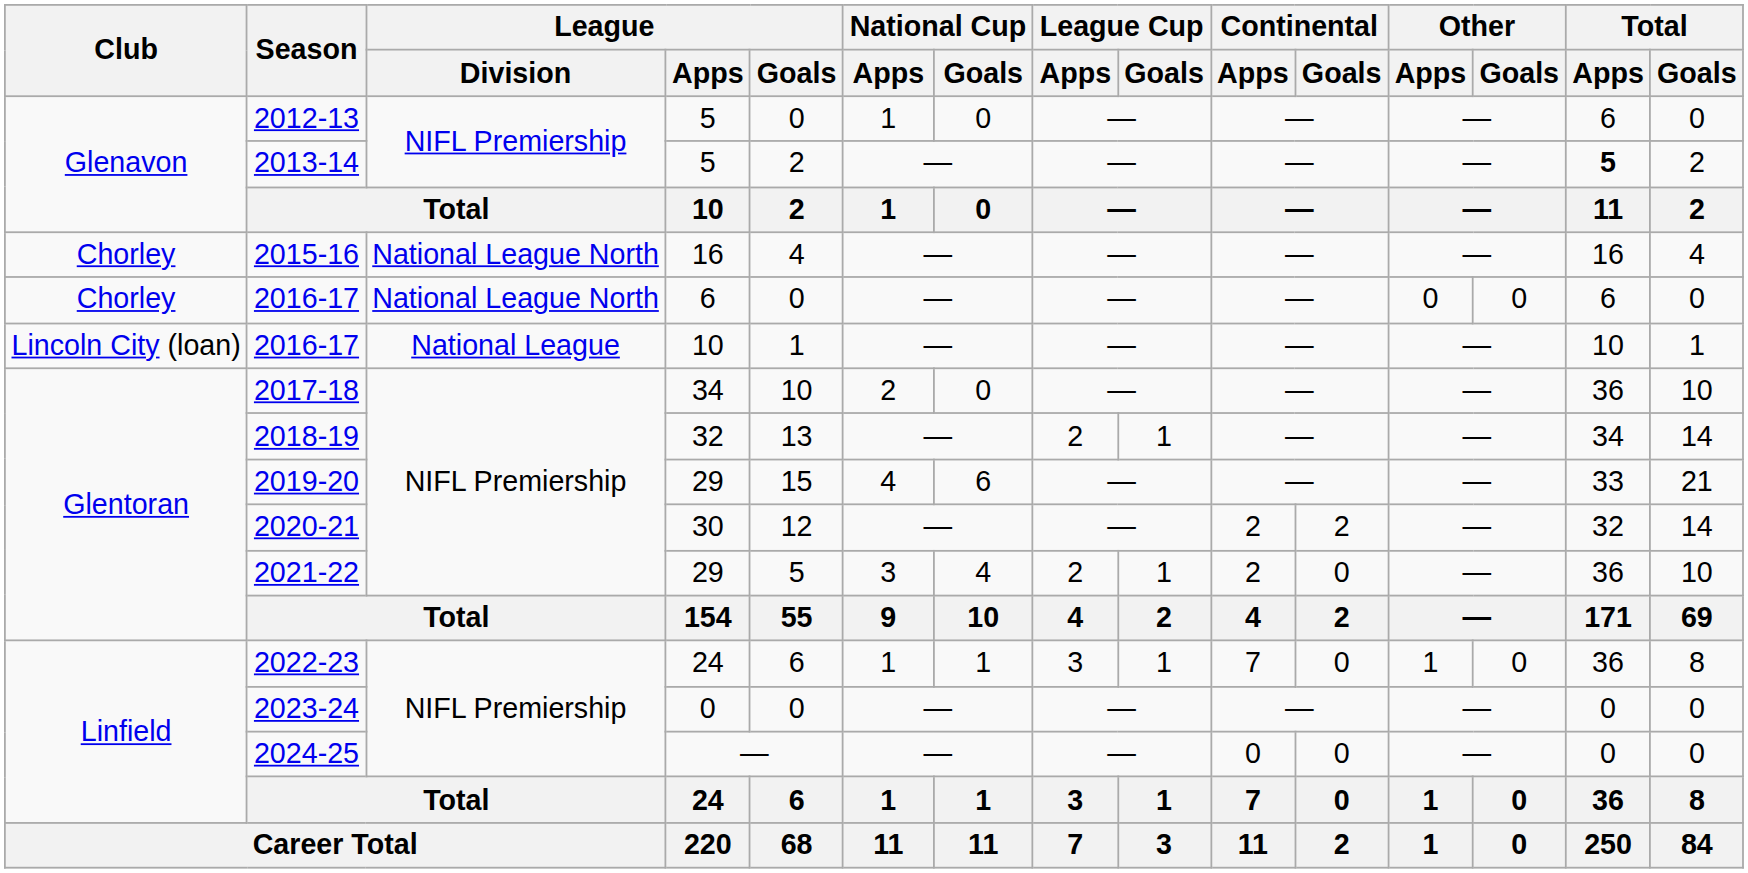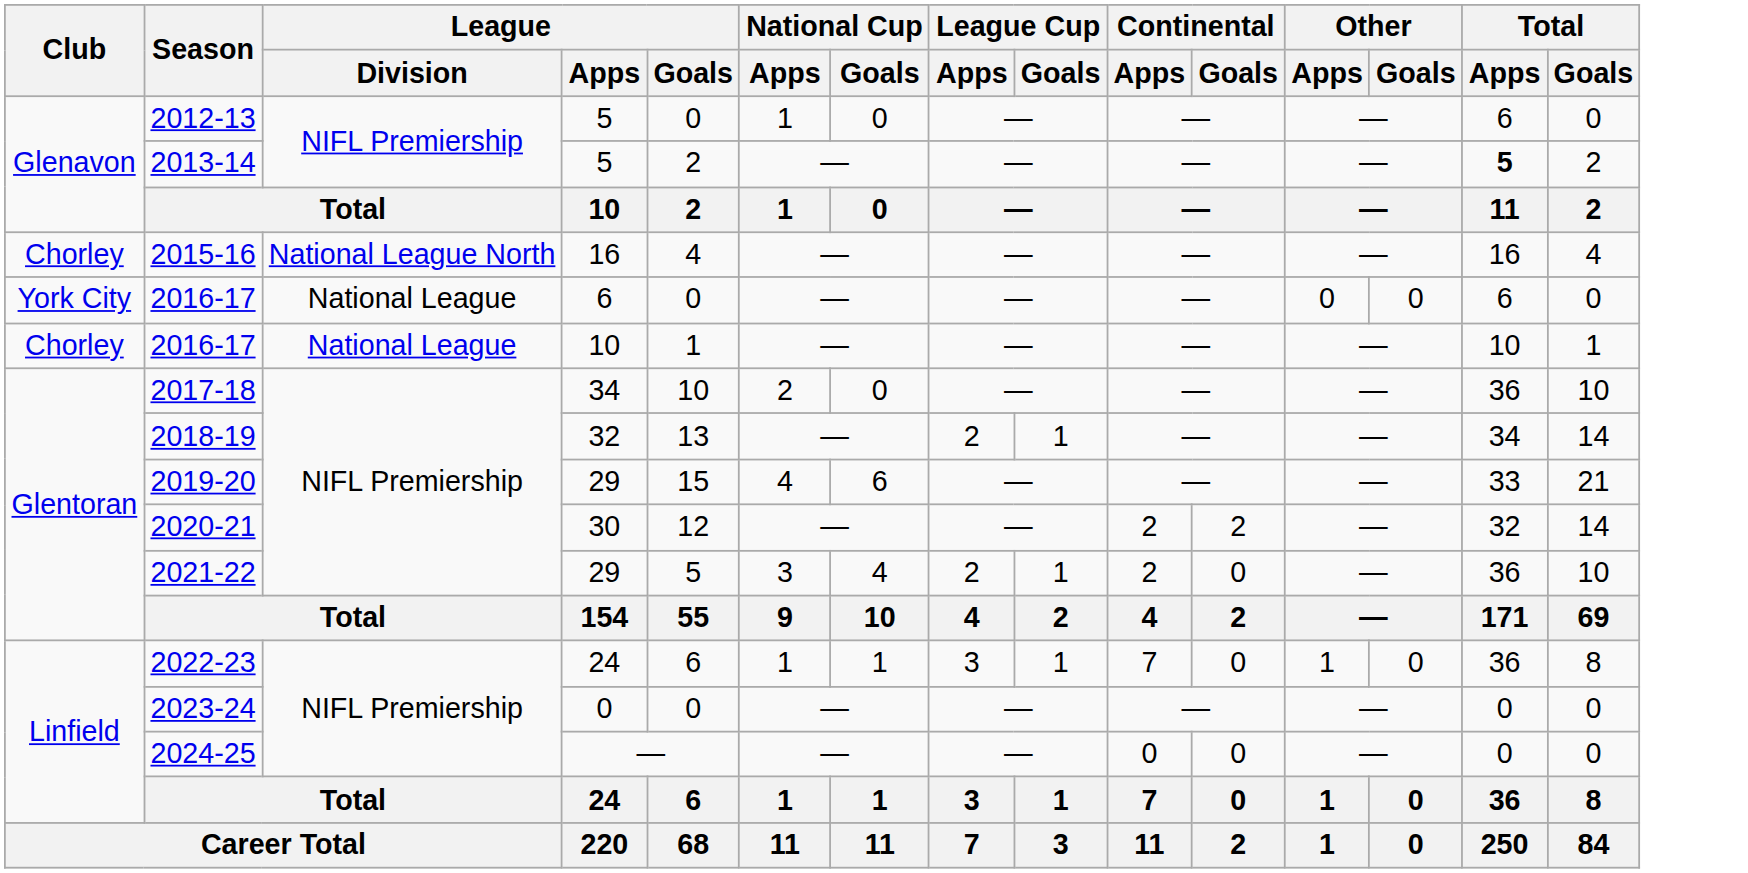(126, 299) Chorley -> (74, 299) York City
(516, 299) National League North -> (412, 299) National League
(126, 345) Lincoln City (loan) -> (74, 345) Chorley
